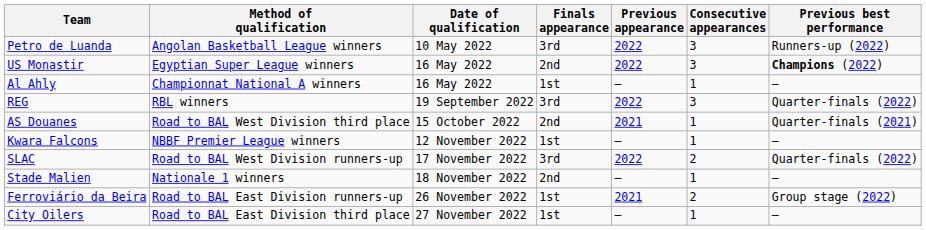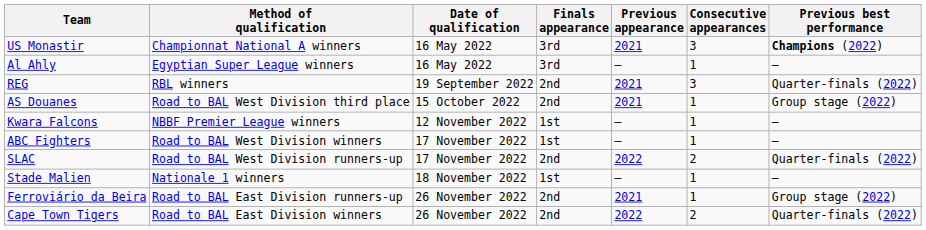- row: (59, 46)
(253, 65) Egyptian Super League winners -> (257, 46) Championnat National A winners
(550, 65) 2nd -> (550, 46) 3rd
(628, 65) 2022 -> (628, 46) 2021
(257, 84) Championnat National A winners -> (253, 65) Egyptian Super League winners
(550, 84) 1st -> (550, 65) 3rd
(550, 103) 3rd -> (550, 84) 2nd
(628, 103) 2022 -> (628, 84) 2021
(845, 122) Quarter-finals (2021) -> (834, 103) Group stage (2022)
+ row: (49, 140)
(550, 159) 3rd -> (550, 159) 2nd
(550, 178) 2nd -> (550, 178) 1st
(550, 197) 1st -> (550, 197) 2nd
(693, 197) 2 -> (693, 197) 1
+ row: (63, 216)
- row: (46, 216)
